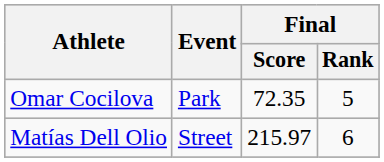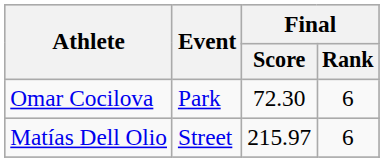(279, 99) 72.35 -> (279, 99) 72.30
(348, 99) 5 -> (348, 99) 6
